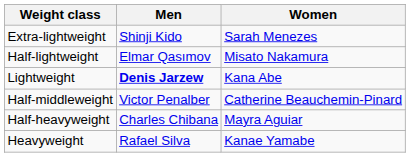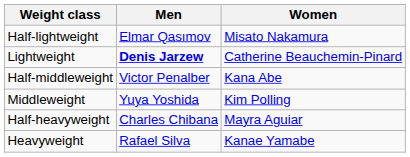- row: (57, 36)
(253, 78) Kana Abe -> (313, 57) Catherine Beauchemin-Pinard
(313, 99) Catherine Beauchemin-Pinard -> (253, 78) Kana Abe
+ row: (46, 99)
